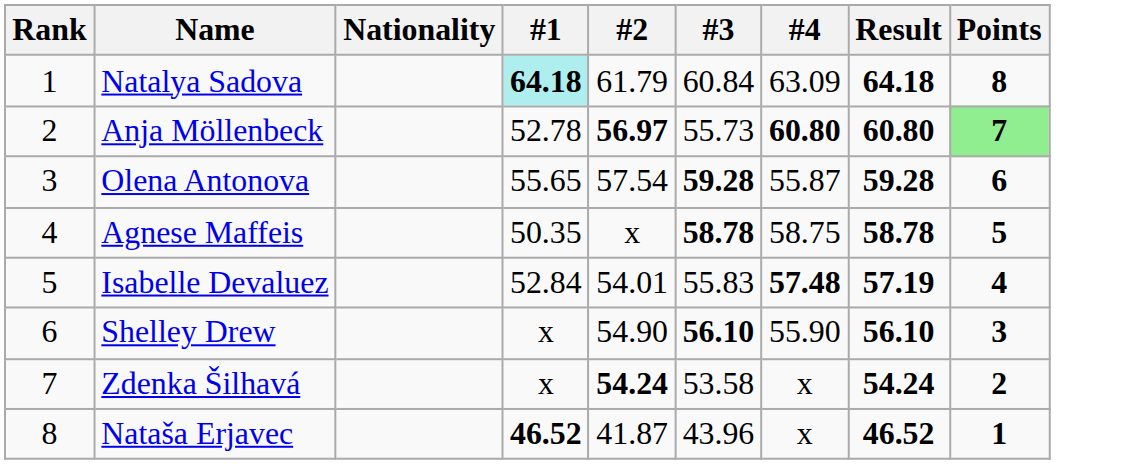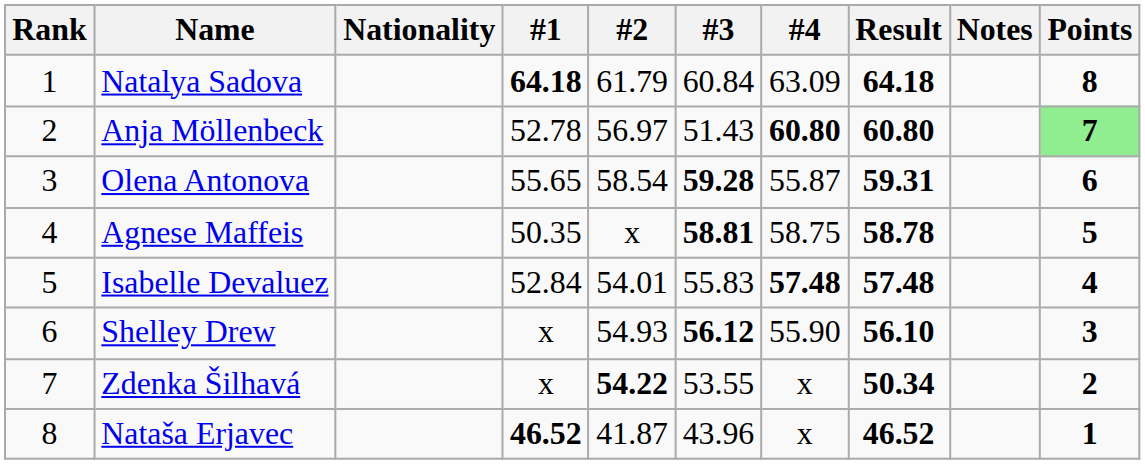+ column: (995, 29)
(546, 80) paleturquoise background -> (546, 80) no background
(632, 130) bold -> (632, 130) normal
(718, 130) 55.73 -> (718, 130) 51.43
(632, 181) 57.54 -> (632, 181) 58.54
(899, 181) 59.28 -> (899, 181) 59.31
(718, 231) 58.78 -> (718, 231) 58.81
(899, 282) 57.19 -> (899, 282) 57.48
(632, 332) 54.90 -> (632, 332) 54.93
(718, 332) 56.10 -> (718, 332) 56.12
(632, 383) 54.24 -> (632, 383) 54.22
(718, 383) 53.58 -> (718, 383) 53.55
(899, 383) 54.24 -> (899, 383) 50.34
